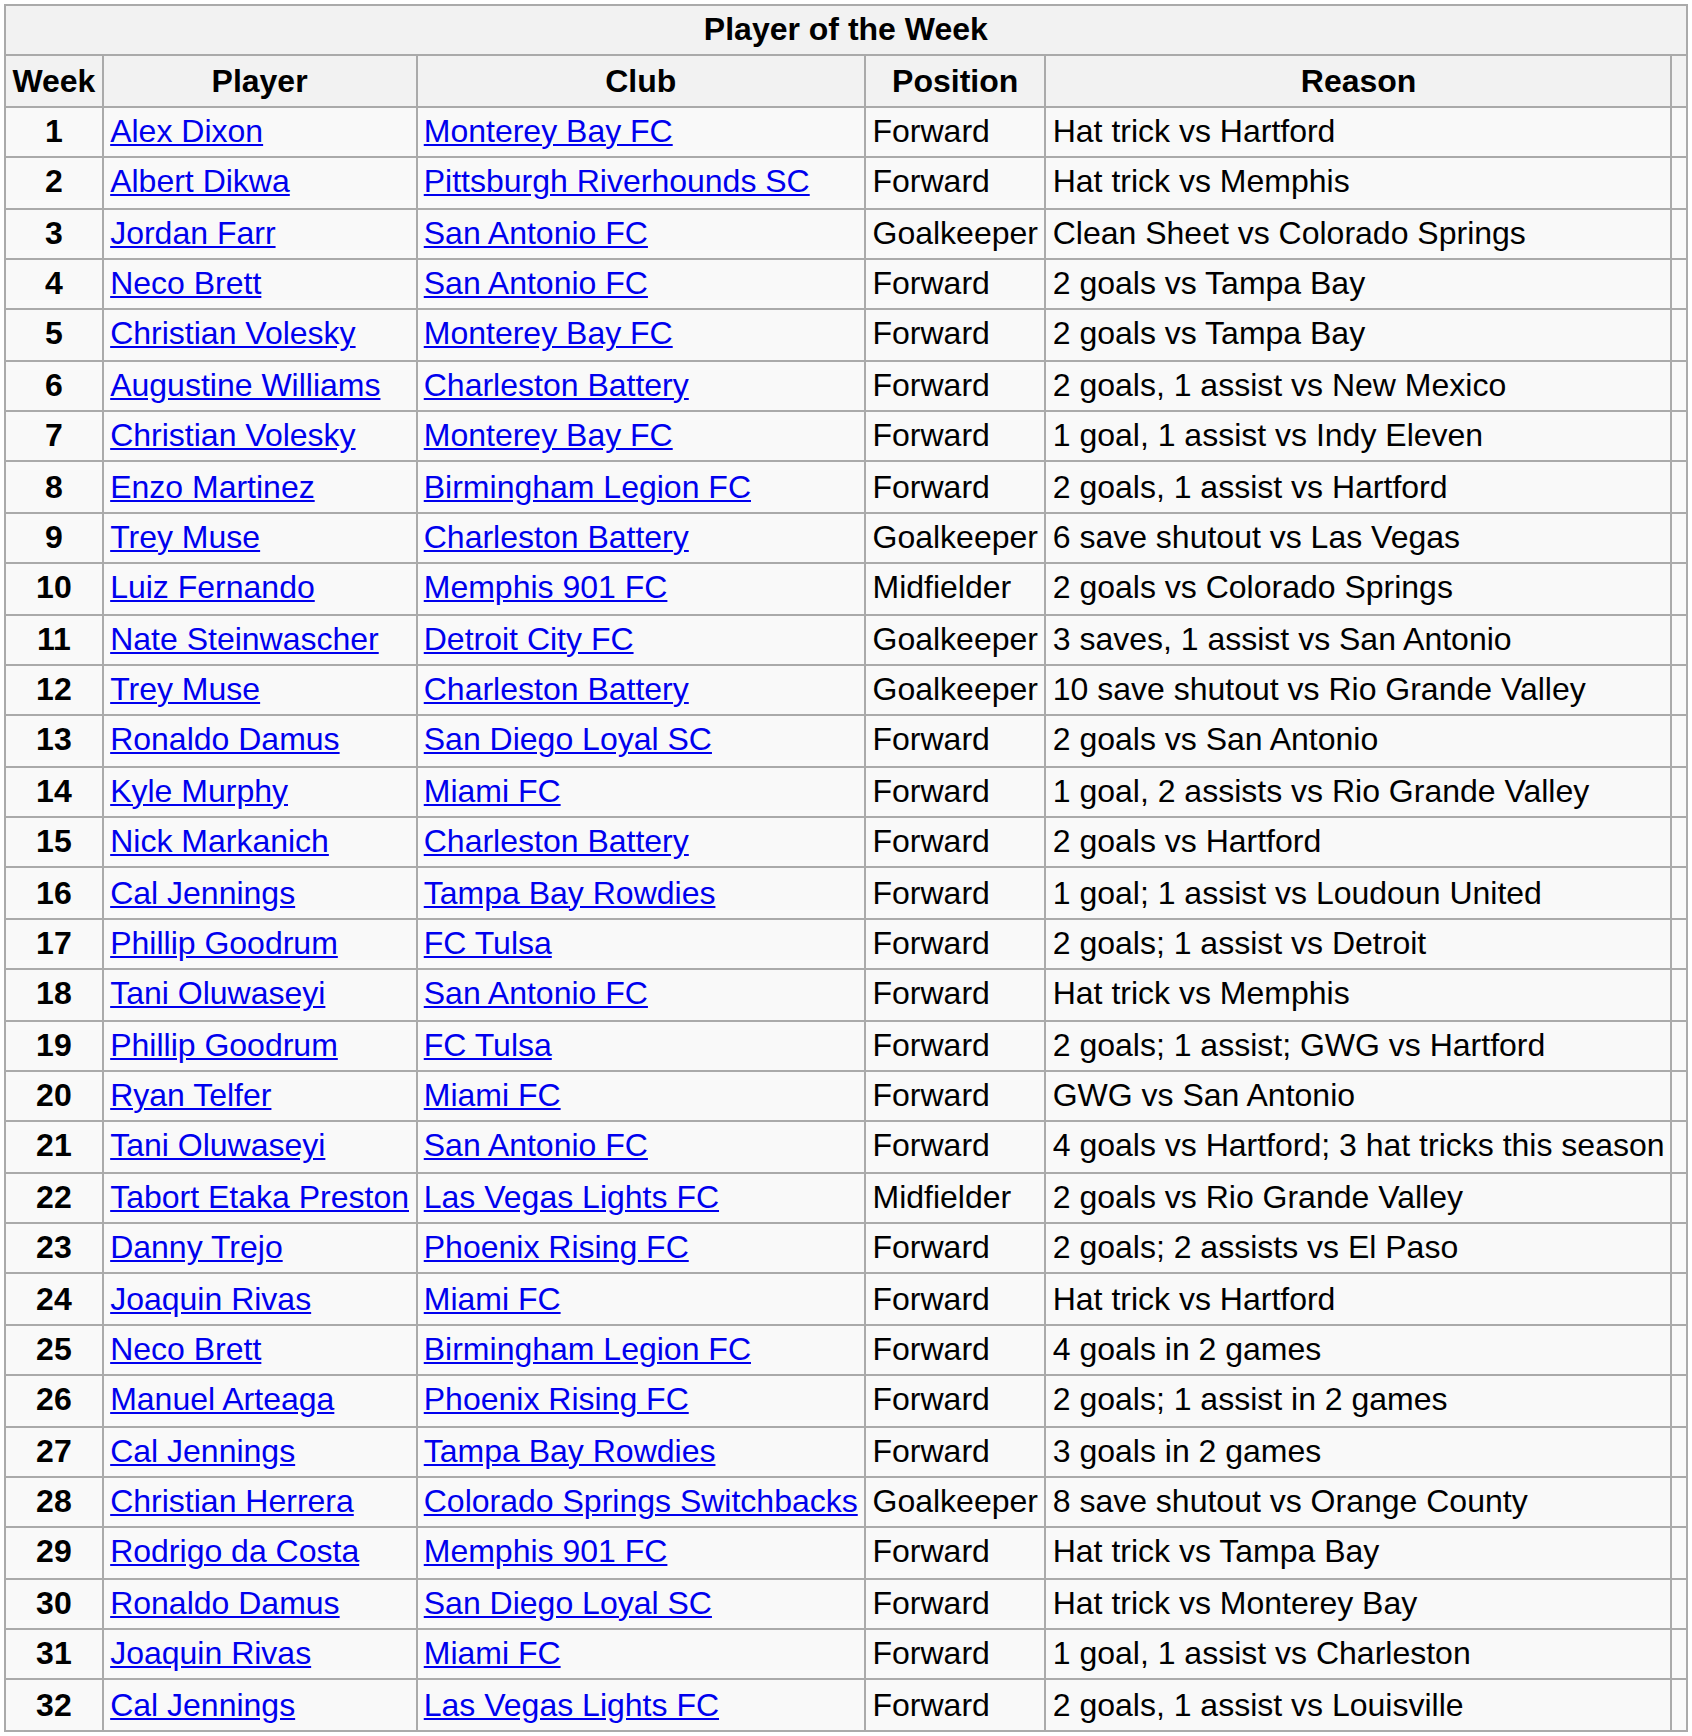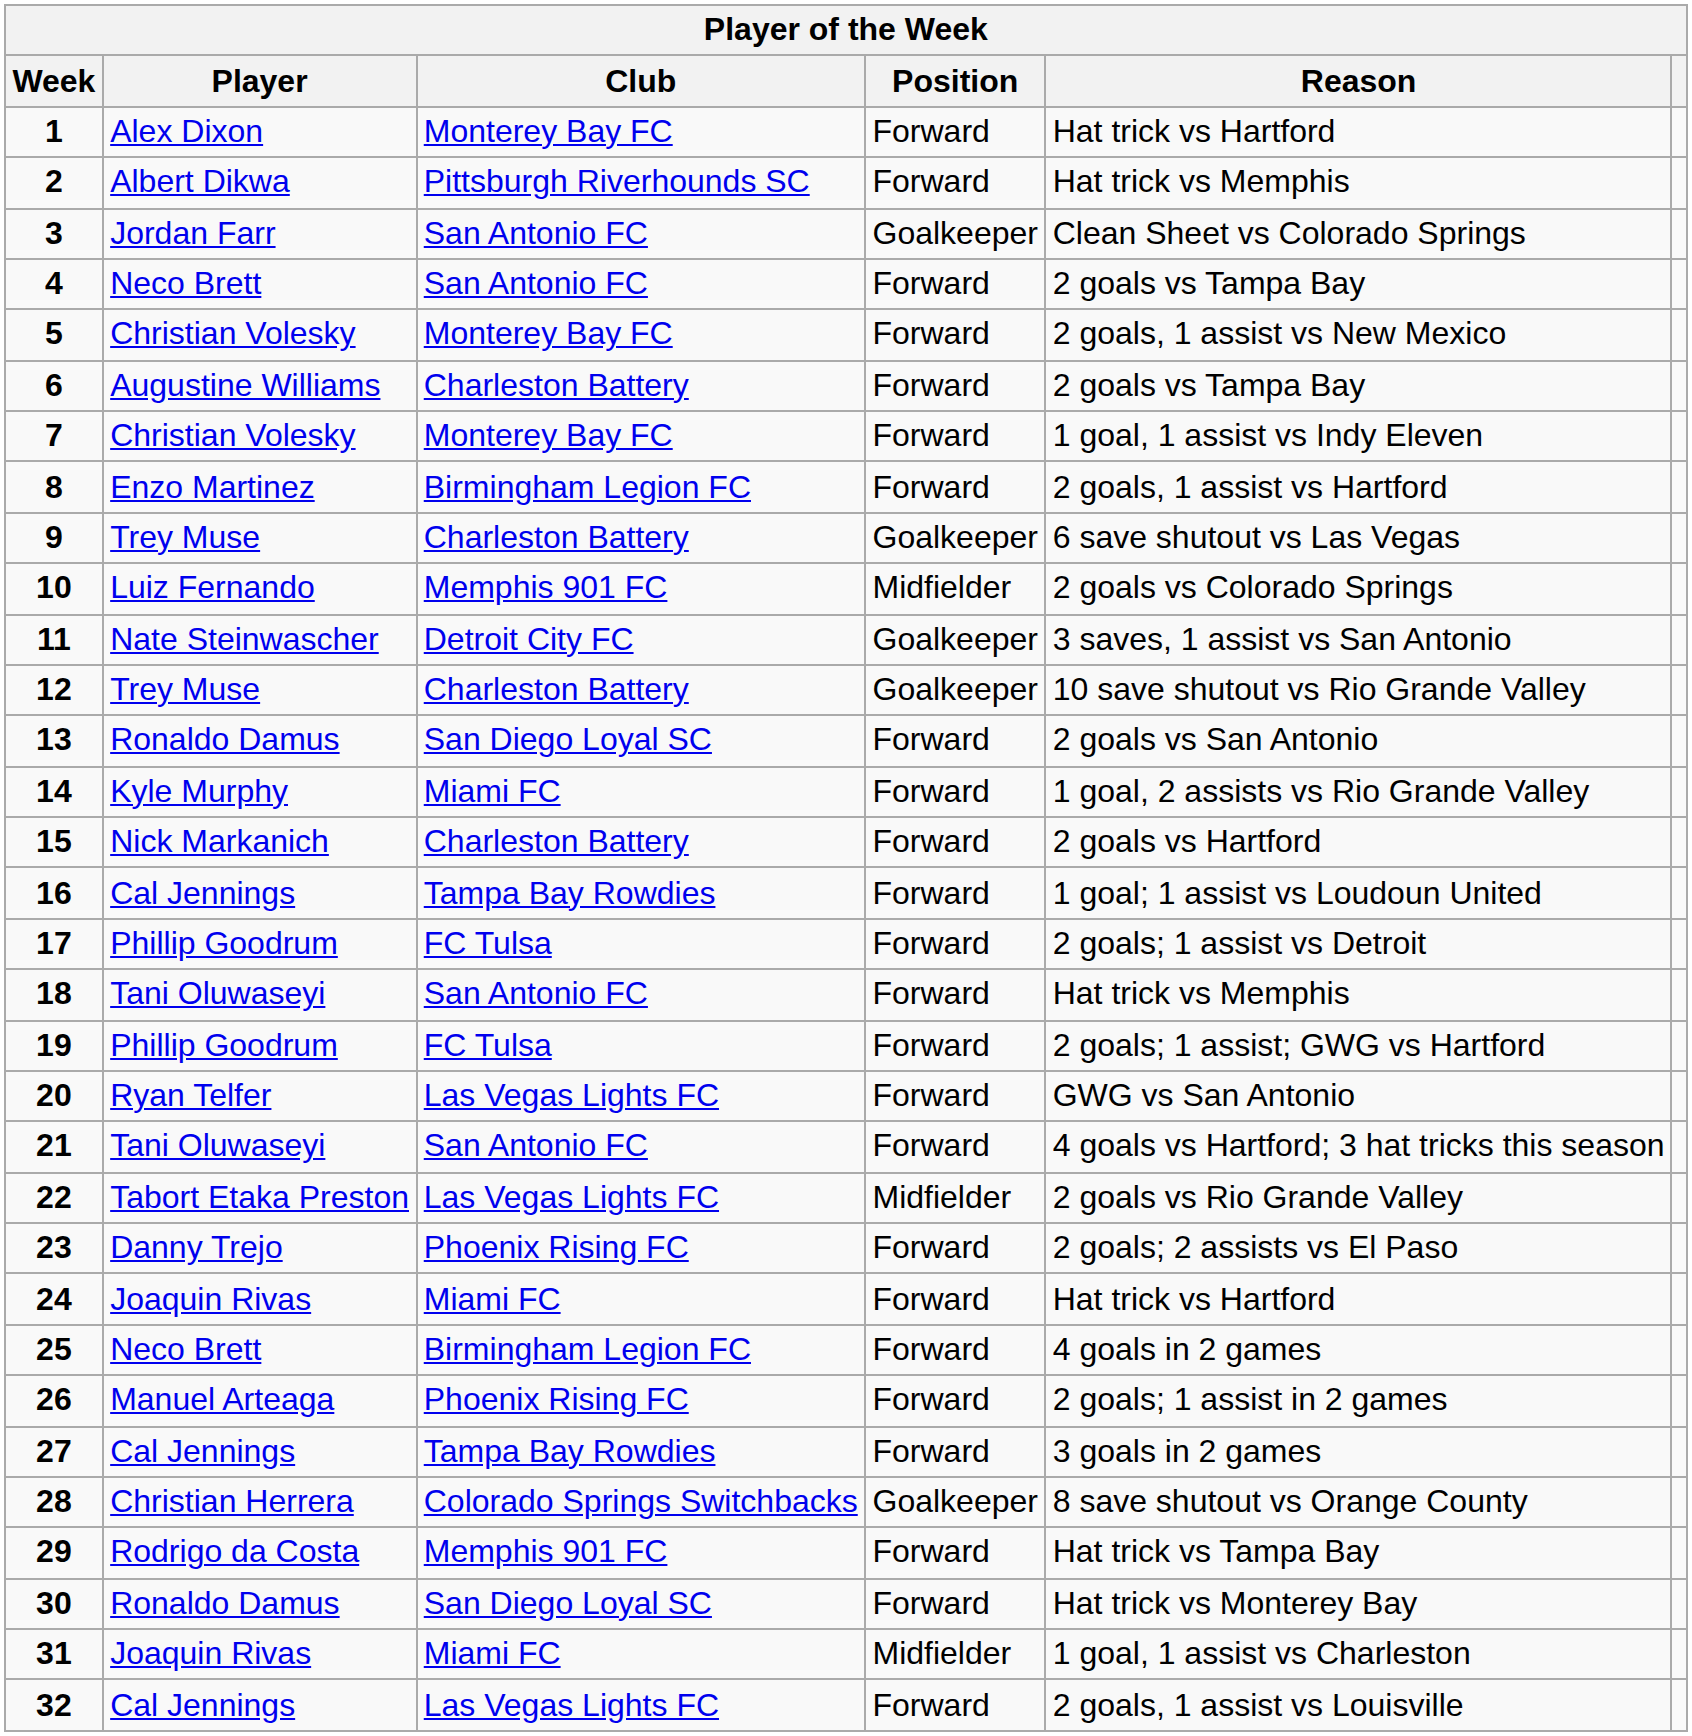(1209, 334) 2 goals vs Tampa Bay -> (1279, 334) 2 goals, 1 assist vs New Mexico
(1279, 385) 2 goals, 1 assist vs New Mexico -> (1209, 385) 2 goals vs Tampa Bay
(492, 1095) Miami FC -> (571, 1095) Las Vegas Lights FC
(931, 1653) Forward -> (942, 1653) Midfielder
